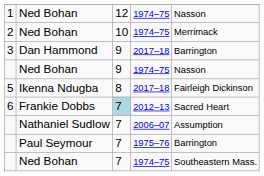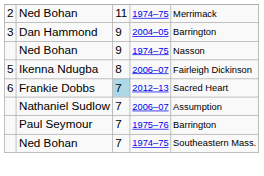- row: (10, 13)
(122, 32) 10 -> (121, 13) 11
(151, 51) 2017–18 -> (150, 32) 2004–05
(151, 88) 2017–18 -> (150, 69) 2006–07
